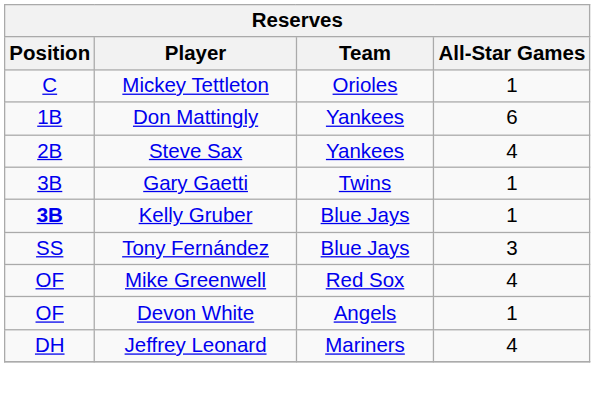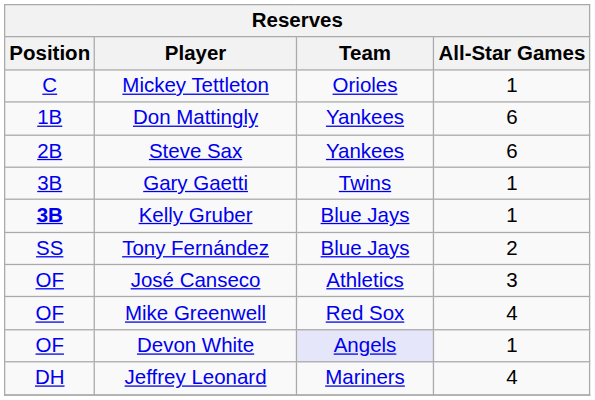(512, 150) 4 -> (512, 150) 6
(512, 248) 3 -> (512, 248) 2
+ row: (196, 280)
(365, 313) no background -> (365, 345) lavender background
